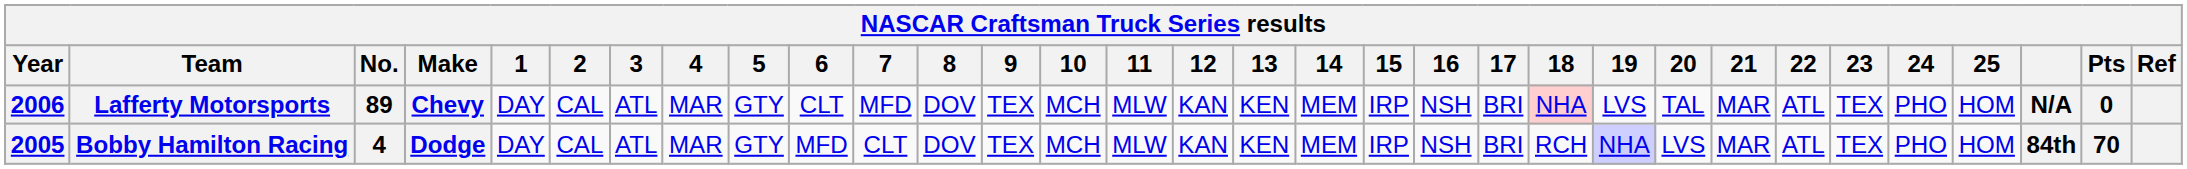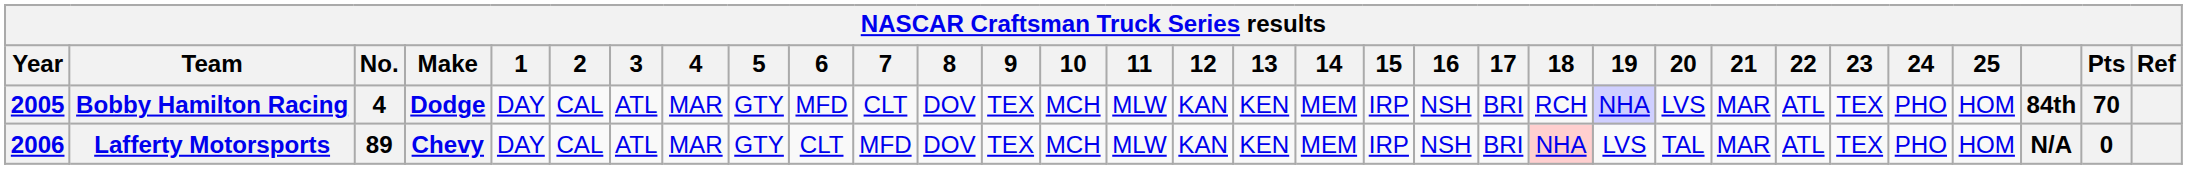rows swapped: (212, 144) <-> (212, 104)
